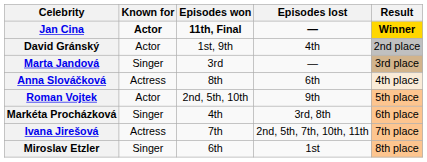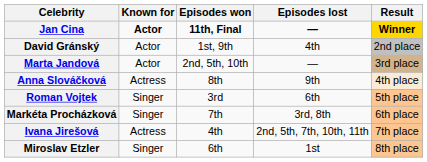(148, 64) Singer -> (148, 64) Actor
(215, 64) 3rd -> (215, 64) 2nd, 5th, 10th
(313, 81) 6th -> (313, 81) 9th
(148, 98) Actor -> (148, 98) Singer
(215, 98) 2nd, 5th, 10th -> (215, 98) 3rd
(313, 98) 9th -> (313, 98) 6th
(215, 115) 4th -> (215, 115) 7th
(215, 132) 7th -> (215, 132) 4th
